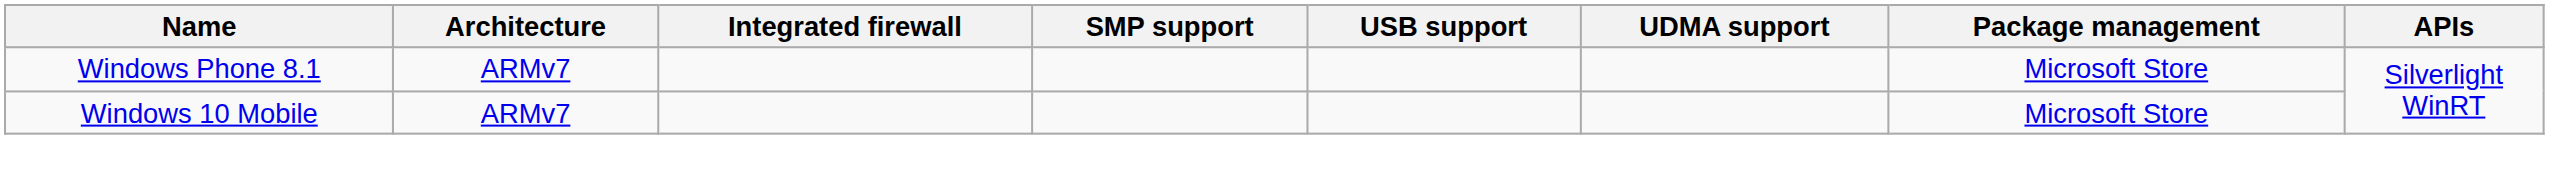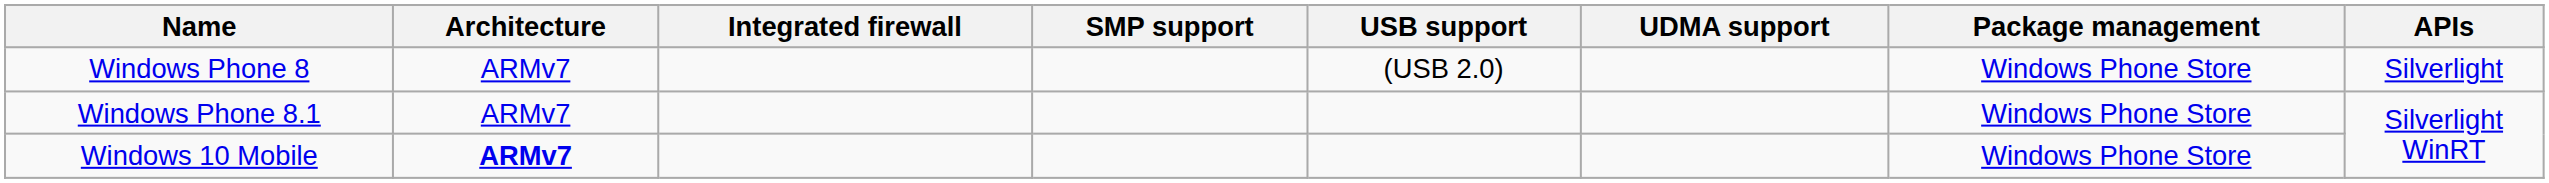+ row: (199, 69)
(2116, 69) Microsoft Store -> (2116, 112) Windows Phone Store
(526, 112) normal -> (526, 155) bold
(2116, 112) Microsoft Store -> (2116, 155) Windows Phone Store
